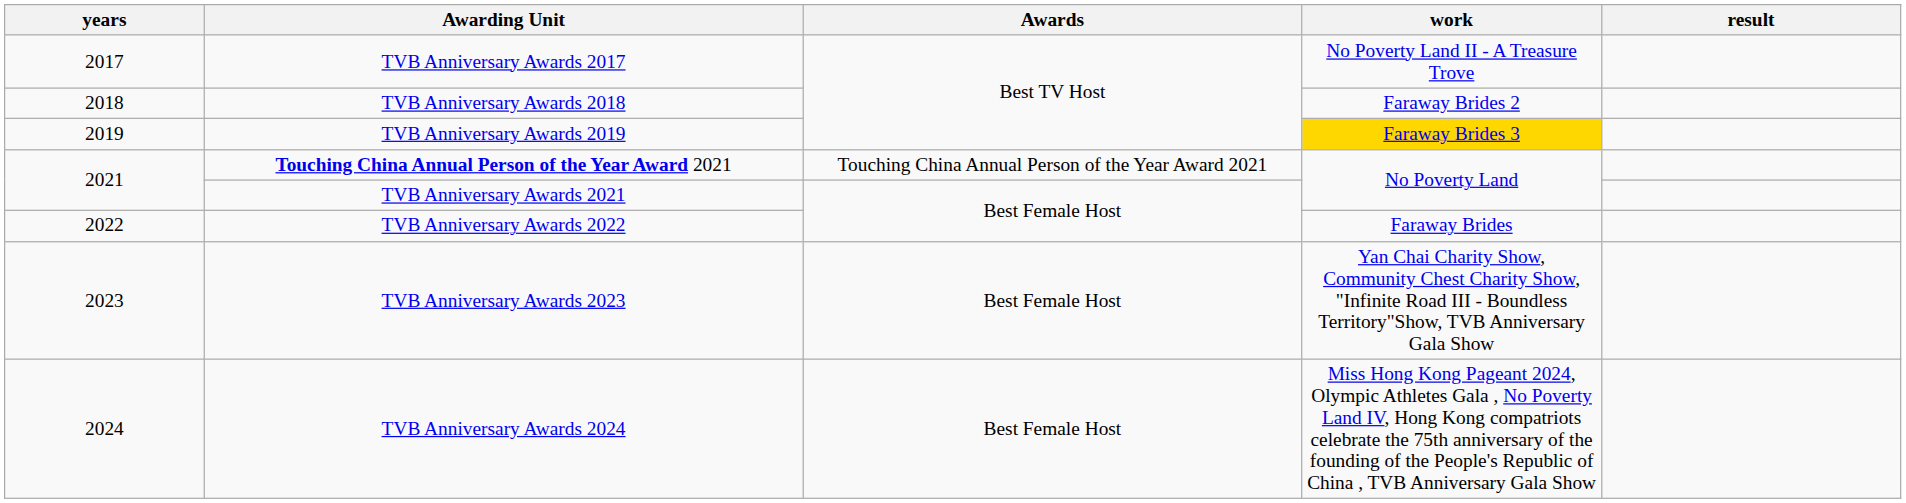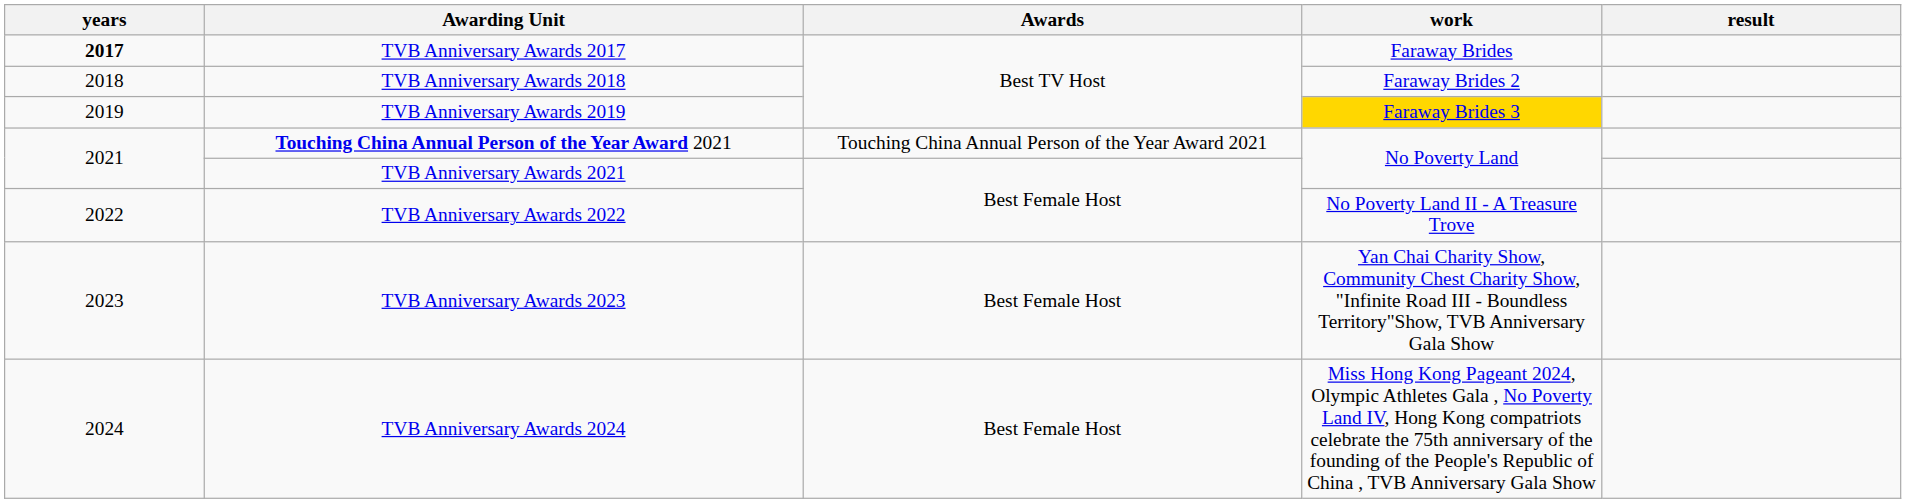(104, 61) normal -> (104, 50) bold
(1452, 61) No Poverty Land II - A Treasure Trove -> (1452, 50) Faraway Brides
(1452, 225) Faraway Brides -> (1452, 214) No Poverty Land II - A Treasure Trove
